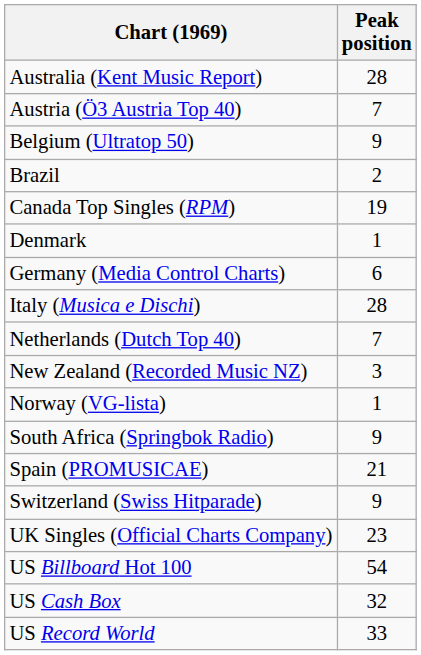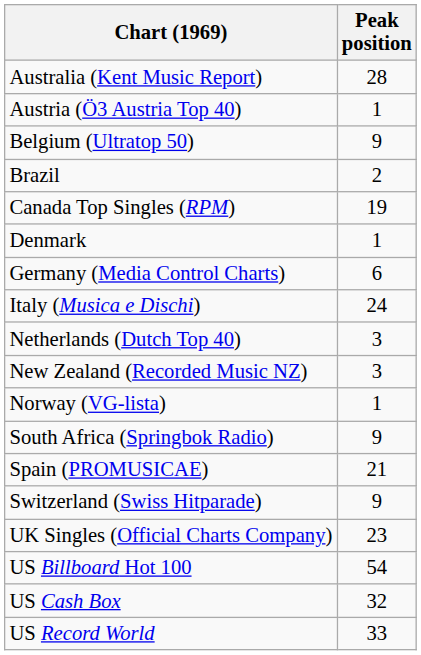(377, 109) 7 -> (377, 109) 1
(377, 305) 28 -> (377, 305) 24
(377, 338) 7 -> (377, 338) 3
